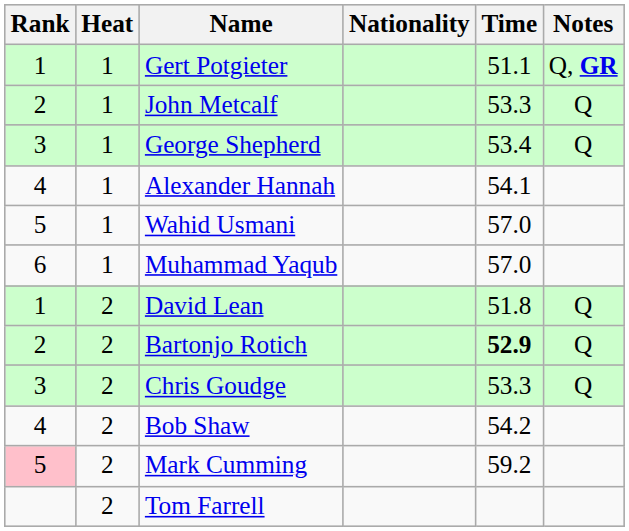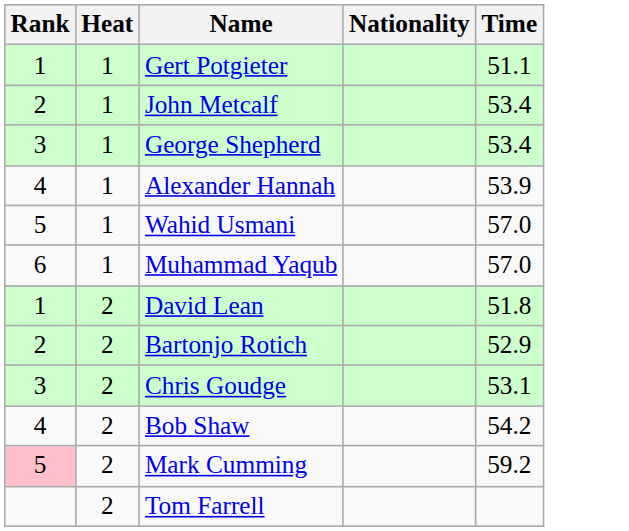- column: (583, 24)
(509, 104) 53.3 -> (509, 104) 53.4
(509, 184) 54.1 -> (509, 184) 53.9
(509, 345) bold -> (509, 345) normal
(509, 385) 53.3 -> (509, 385) 53.1
